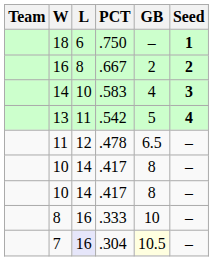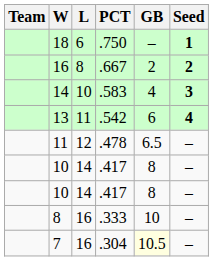(152, 117) 5 -> (152, 117) 6
(84, 243) lavender background -> (84, 243) no background
